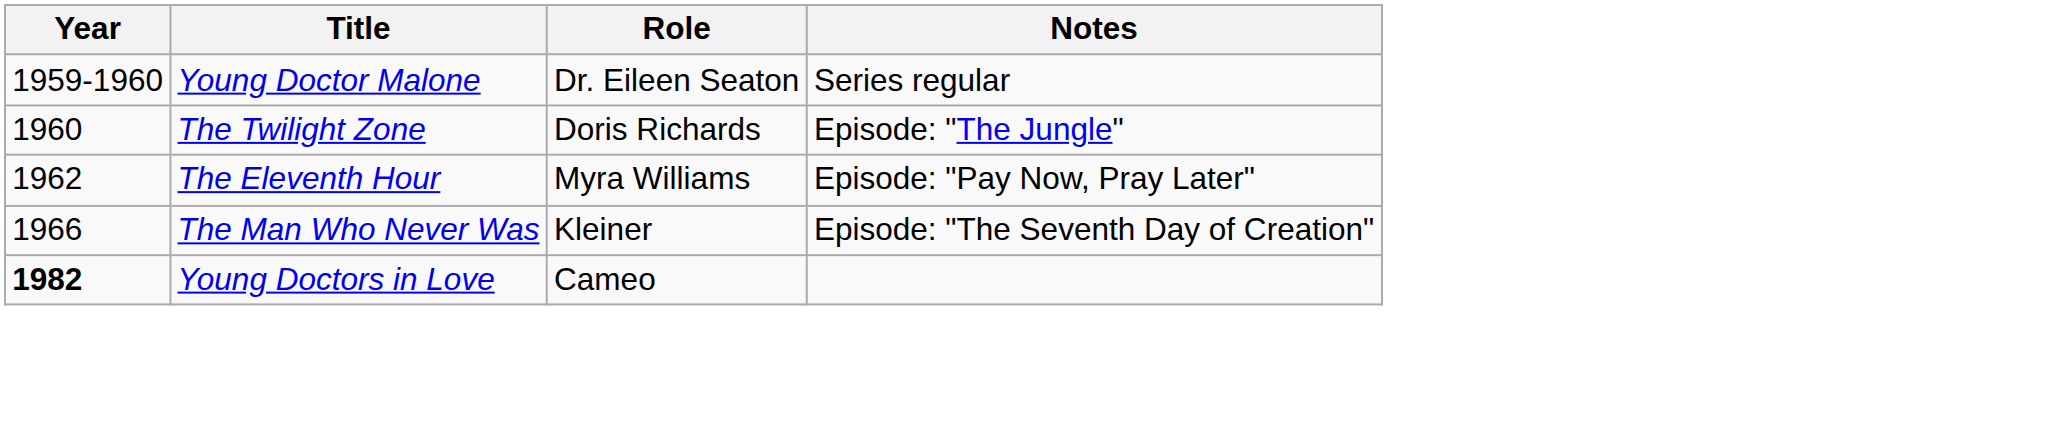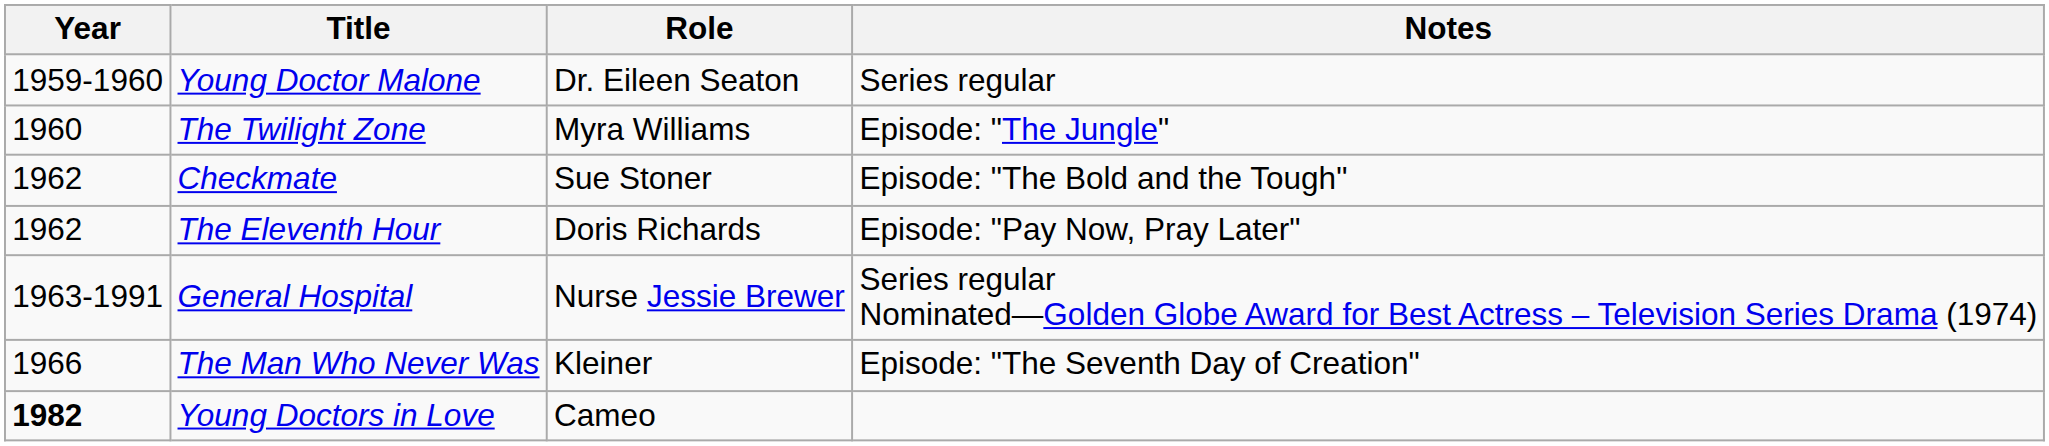(657, 129) Doris Richards -> (652, 129) Myra Williams
+ row: (257, 179)
(652, 179) Myra Williams -> (657, 229) Doris Richards
+ row: (295, 297)
